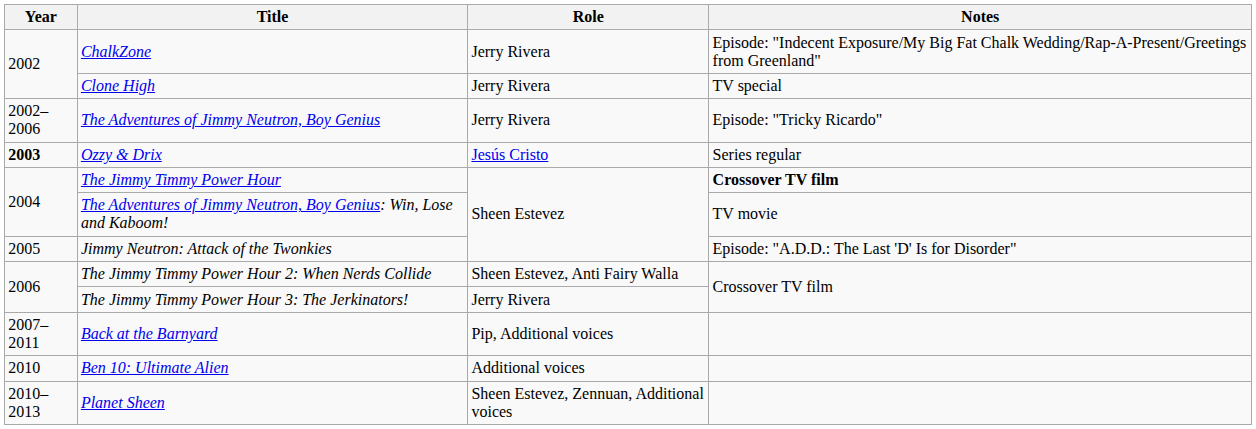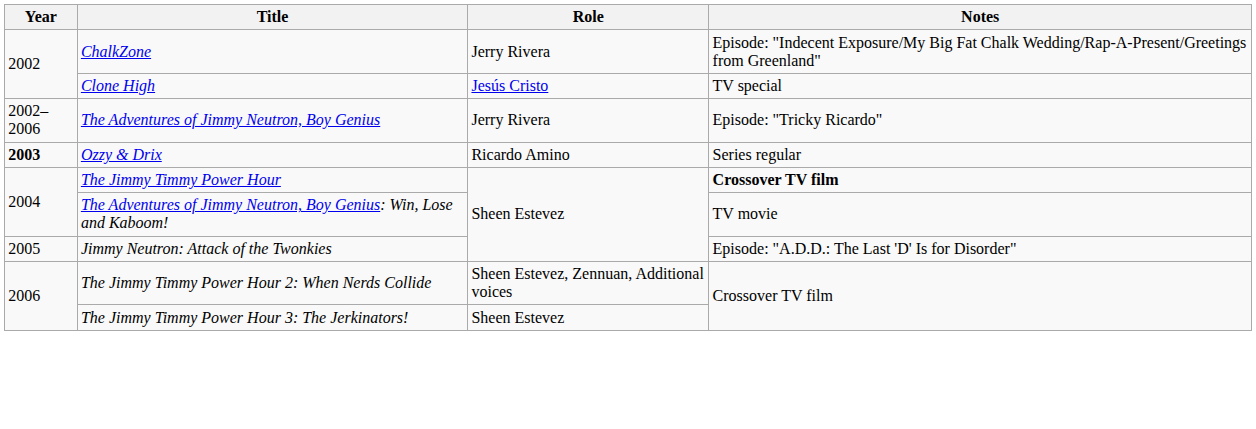(511, 85) Jerry Rivera -> (510, 85) Jesús Cristo
(510, 154) Jesús Cristo -> (521, 154) Ricardo Amino
(575, 274) Sheen Estevez, Anti Fairy Walla -> (588, 283) Sheen Estevez, Zennuan, Additional voices
(511, 299) Jerry Rivera -> (518, 317) Sheen Estevez
- row: (149, 333)
- row: (155, 368)
- row: (123, 402)
